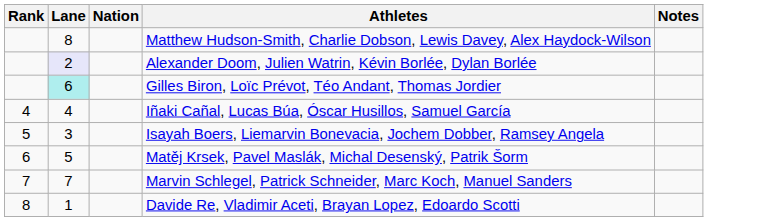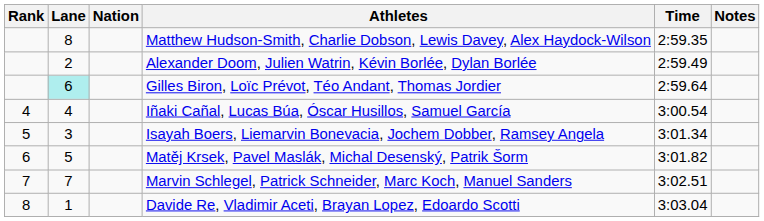+ column: (683, 16)
(69, 63) lavender background -> (69, 63) no background
